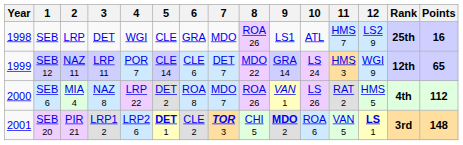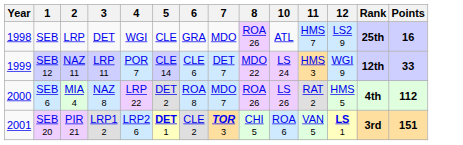- column: (285, 13)
(439, 66) 65 -> (408, 66) 33
(439, 125) 148 -> (408, 125) 151
